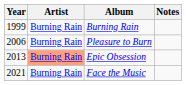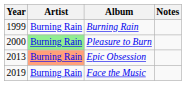(16, 42) 2006 -> (16, 42) 2000
(56, 42) no background -> (56, 42) lightgreen background
(16, 73) 2021 -> (16, 73) 2019
